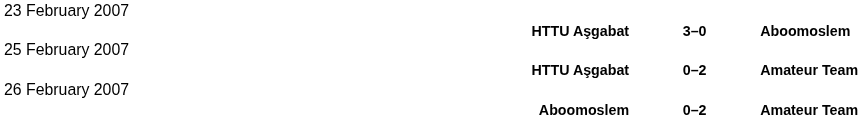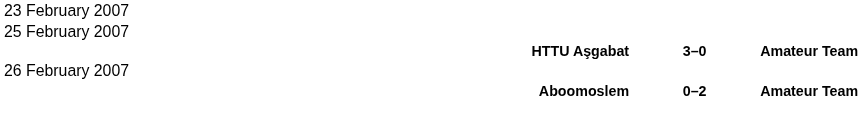- row: (580, 31)
(695, 70) 0–2 -> (695, 51) 3–0
